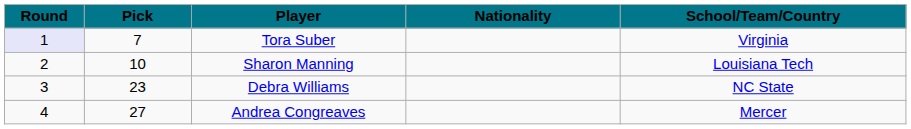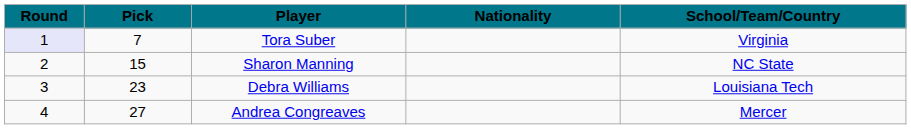(138, 64) 10 -> (138, 64) 15
(763, 64) Louisiana Tech -> (763, 64) NC State
(763, 87) NC State -> (763, 87) Louisiana Tech
